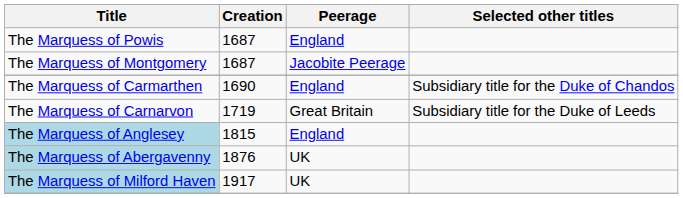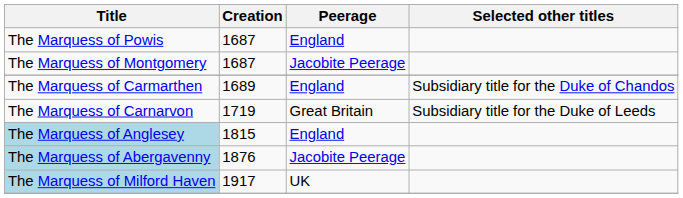(239, 87) 1690 -> (239, 87) 1689
(300, 157) UK -> (347, 157) Jacobite Peerage
